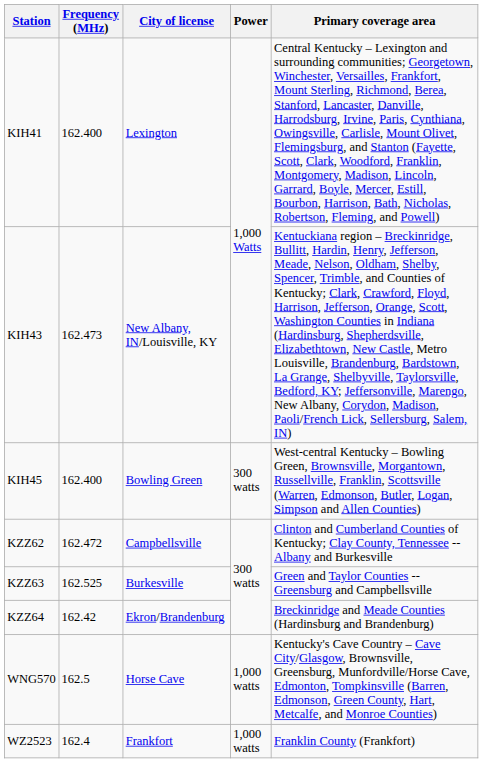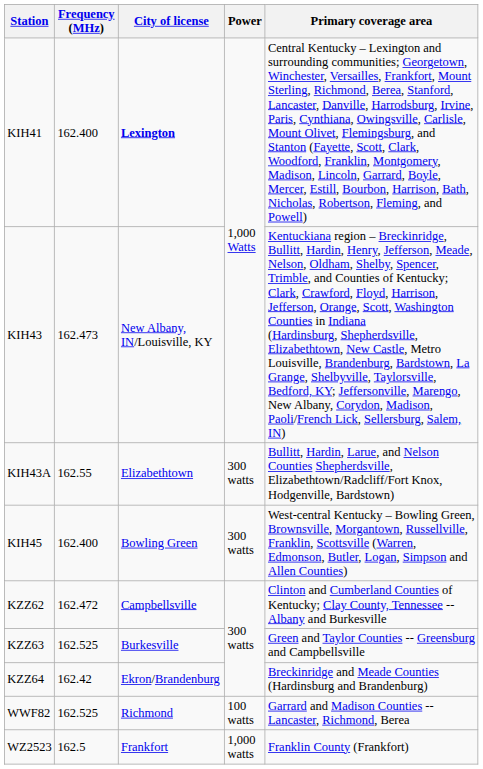(151, 132) normal -> (148, 132) bold
+ row: (29, 473)
- row: (32, 679)
+ row: (29, 713)
(76, 741) 162.4 -> (71, 747) 162.5
